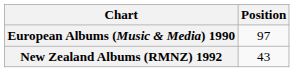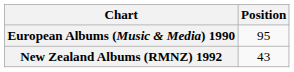(264, 35) 97 -> (264, 35) 95
